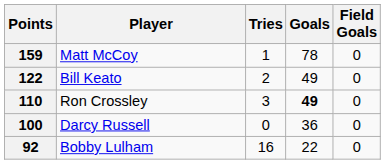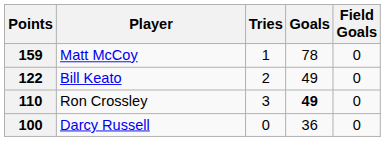- row: (31, 147)
